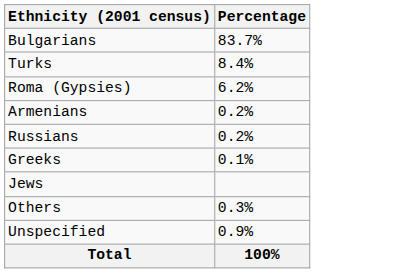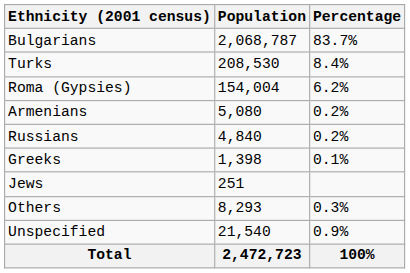+ column: (262, 17)
